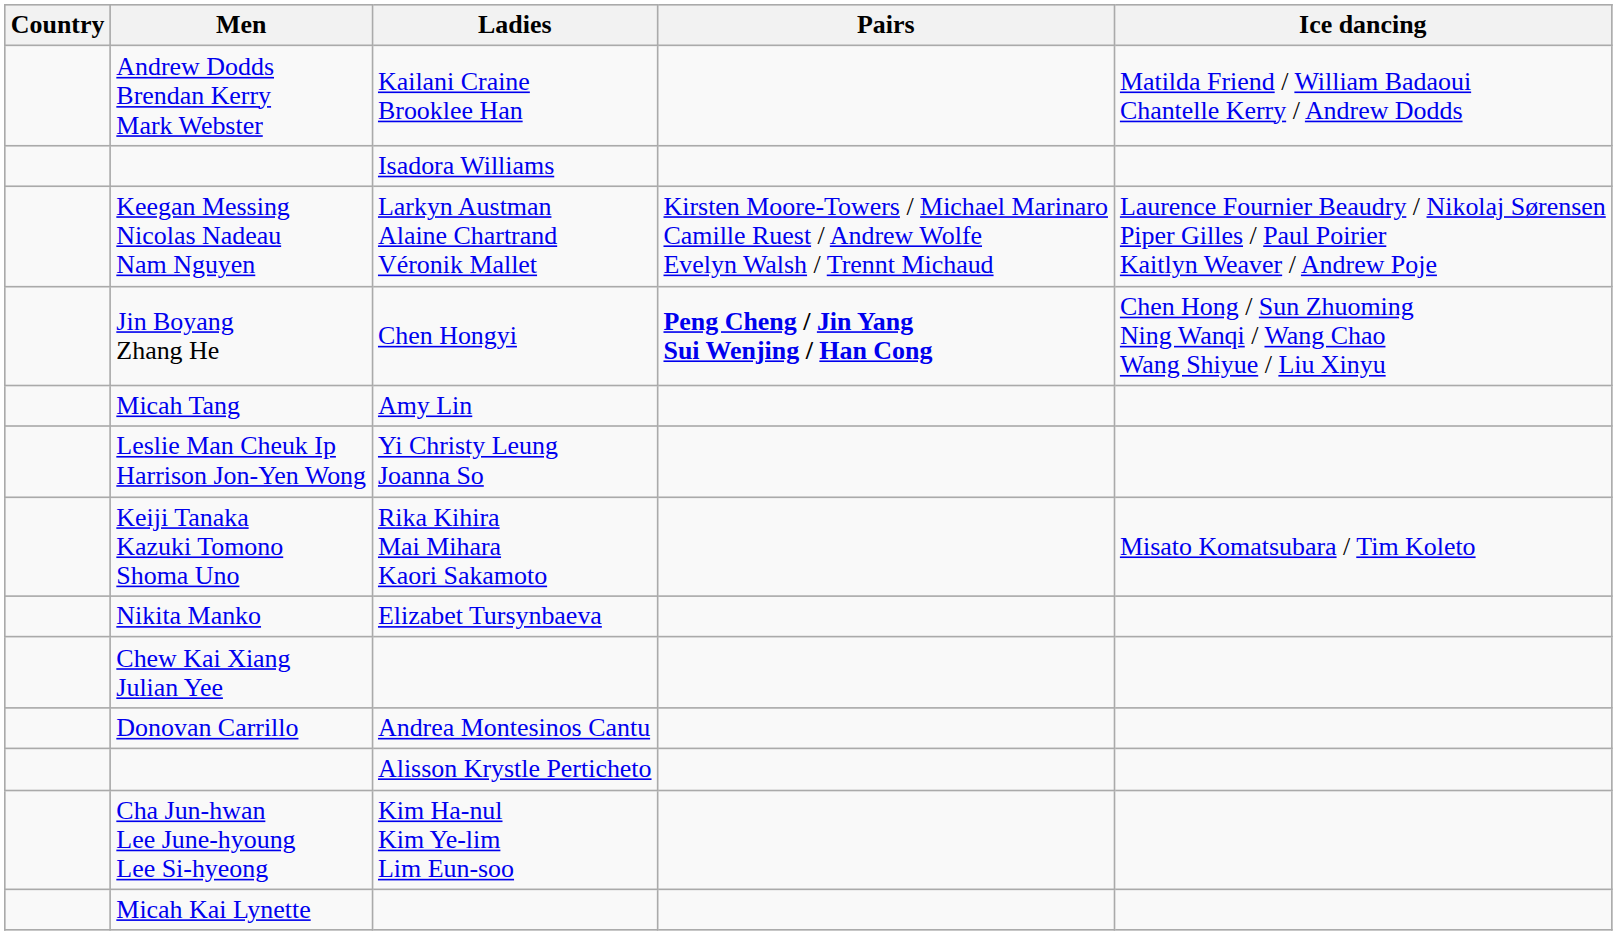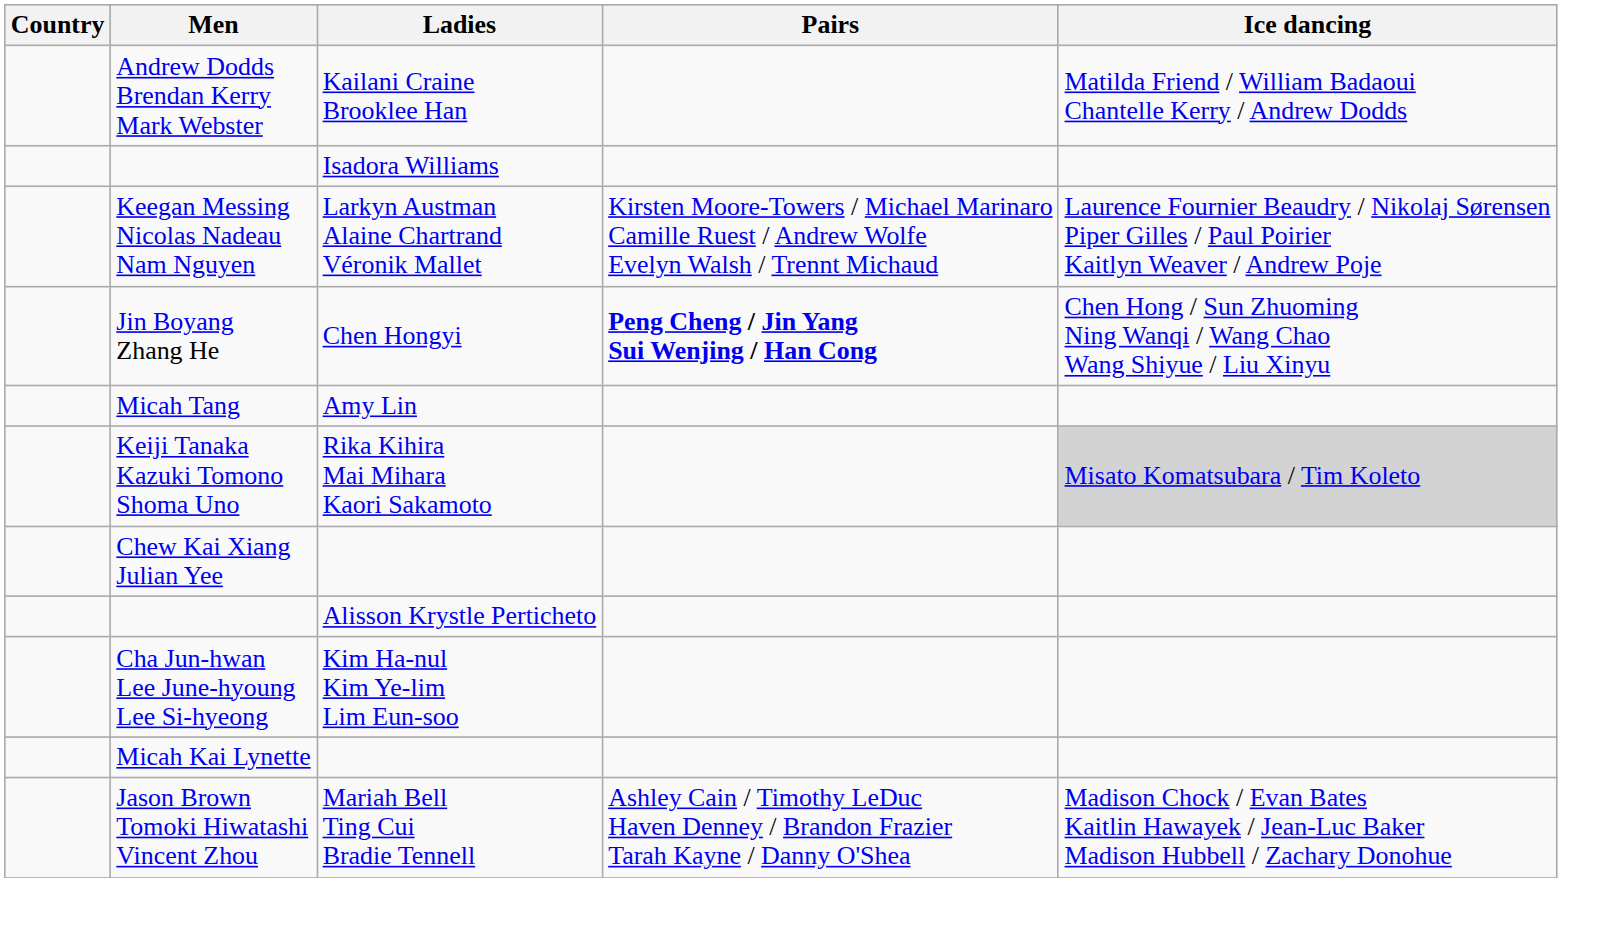- row: (241, 461)
(1298, 546) no background -> (1242, 475) lightgrey background
- row: (189, 616)
- row: (207, 727)
+ row: (212, 827)
